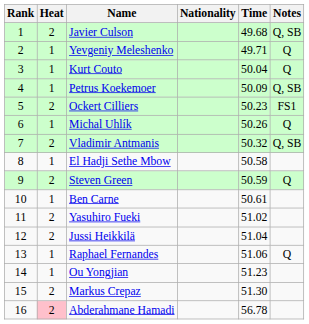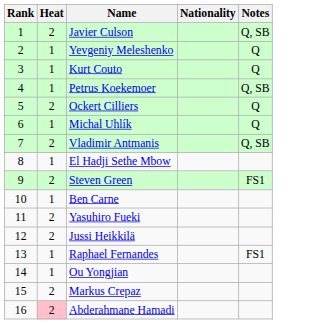- column: (254, 13)
(287, 106) FS1 -> (255, 106) Q
(287, 180) Q -> (255, 180) FS1
(287, 254) Q -> (255, 254) FS1
